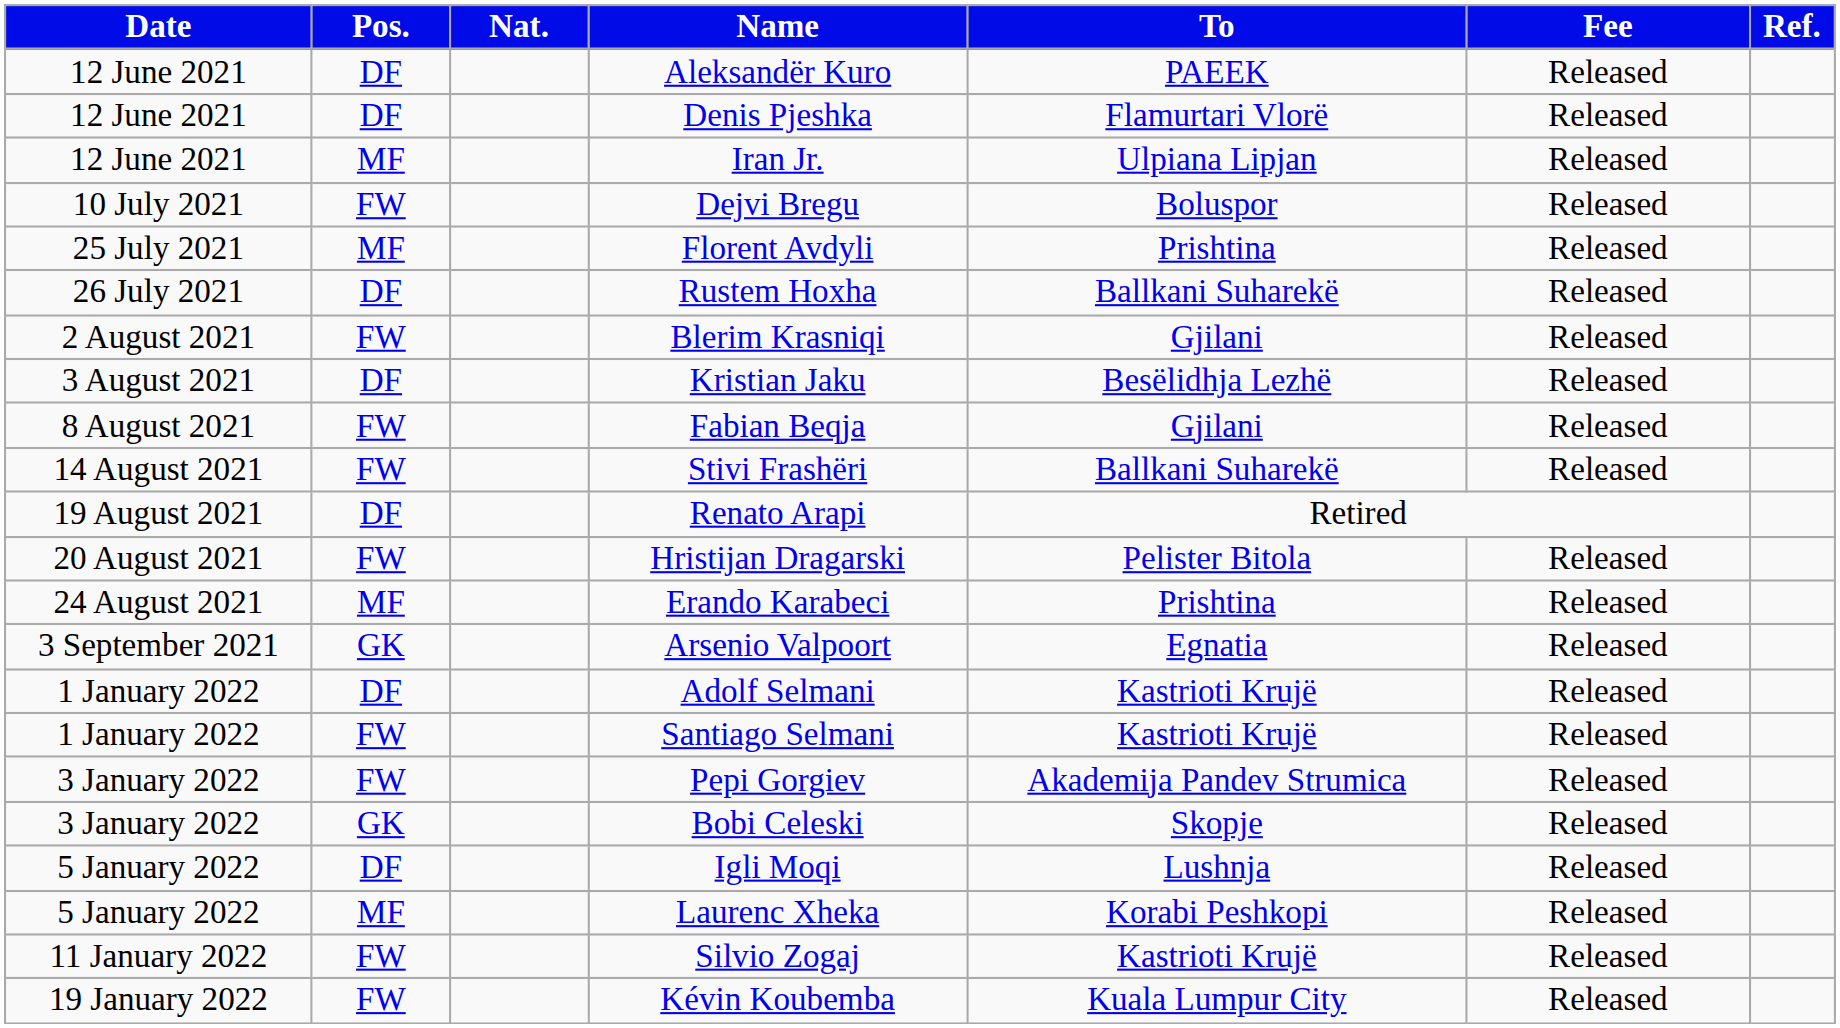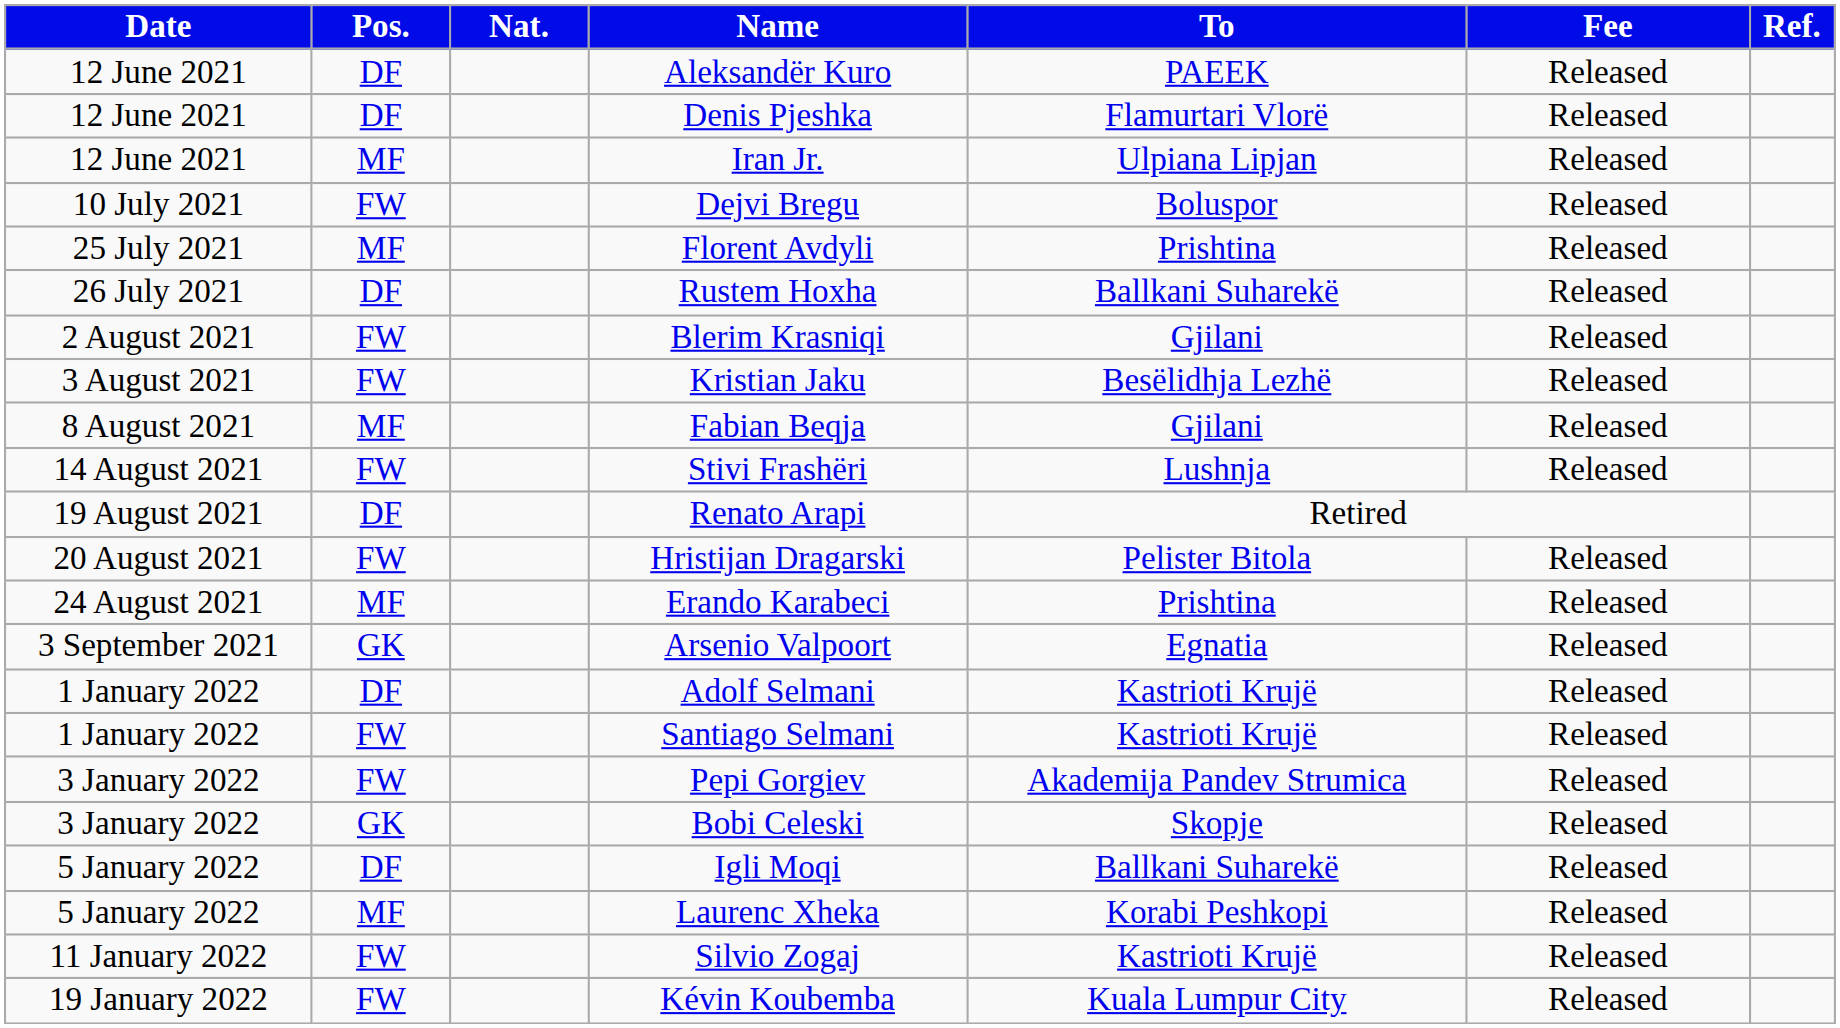(381, 380) DF -> (381, 380) FW
(381, 424) FW -> (381, 424) MF
(1217, 469) Ballkani Suharekë -> (1217, 469) Lushnja
(1217, 867) Lushnja -> (1217, 867) Ballkani Suharekë
